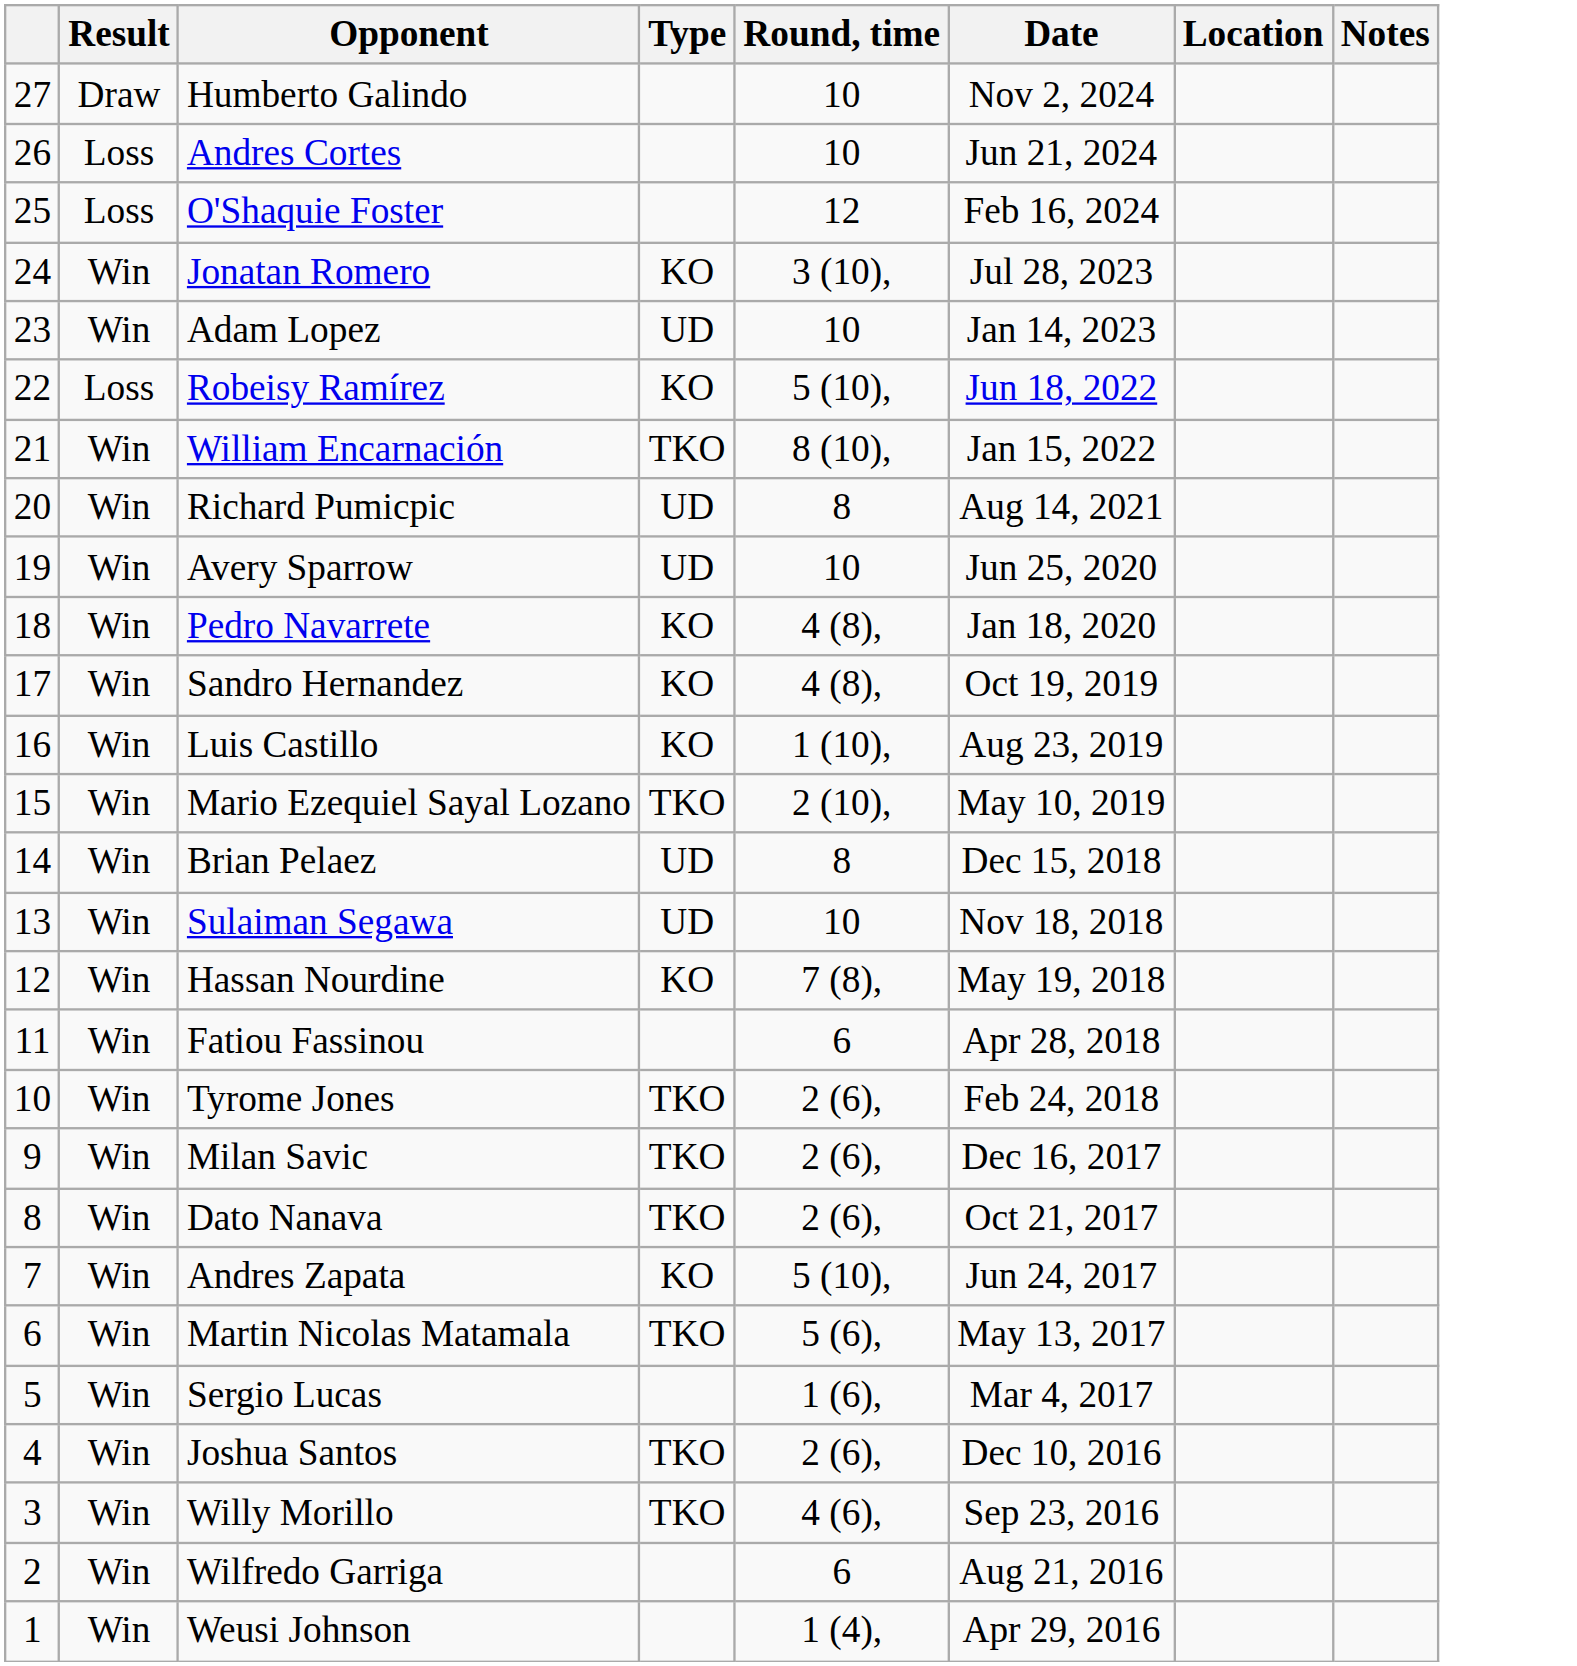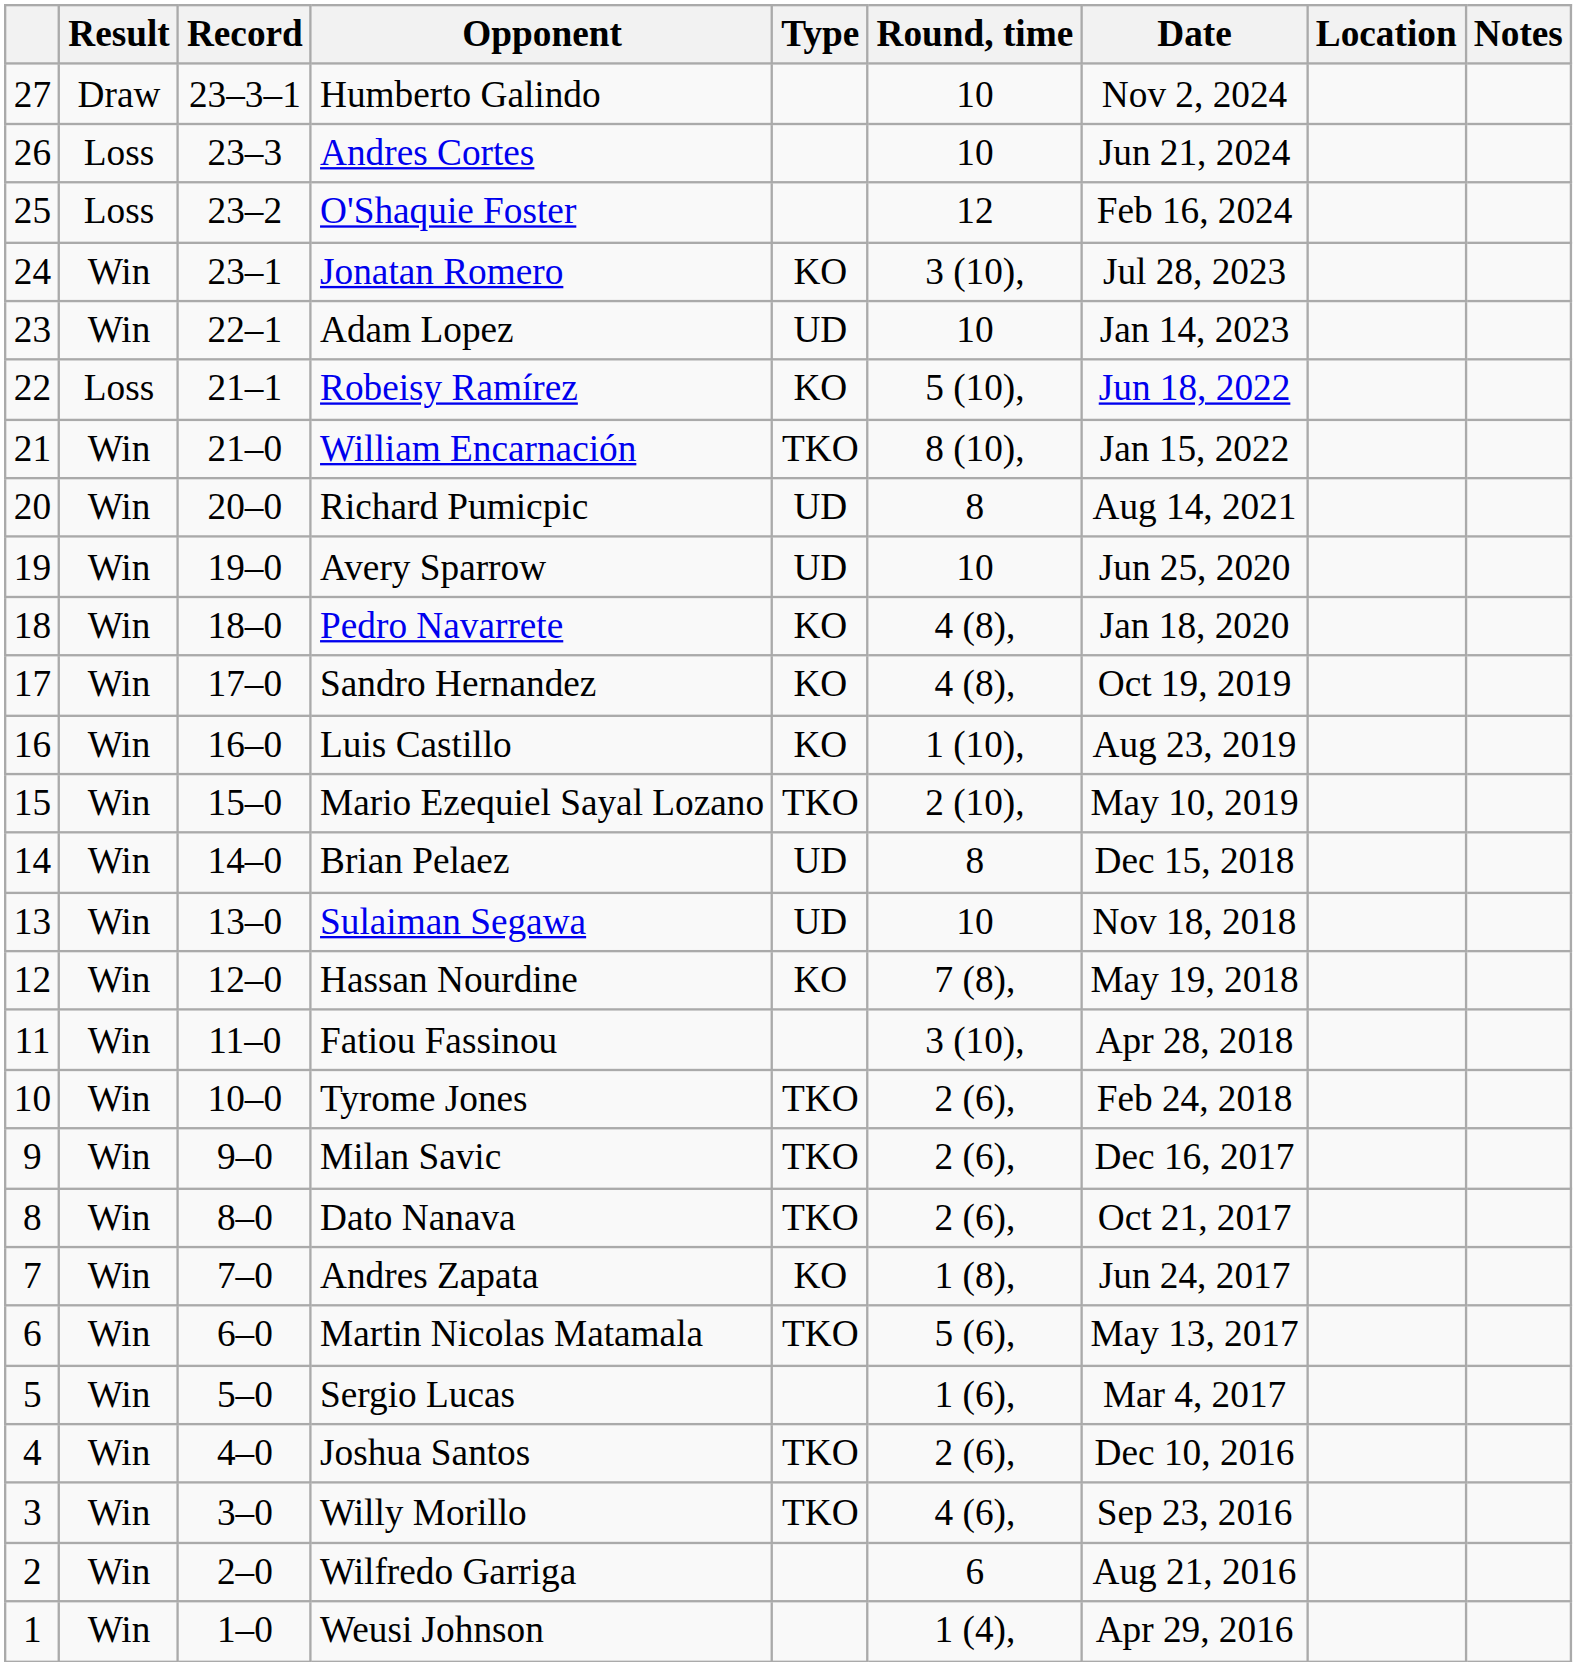+ column: (245, 34)
(842, 1039) 6 -> (975, 1039) 3 (10),
(842, 1275) 5 (10), -> (975, 1275) 1 (8),
